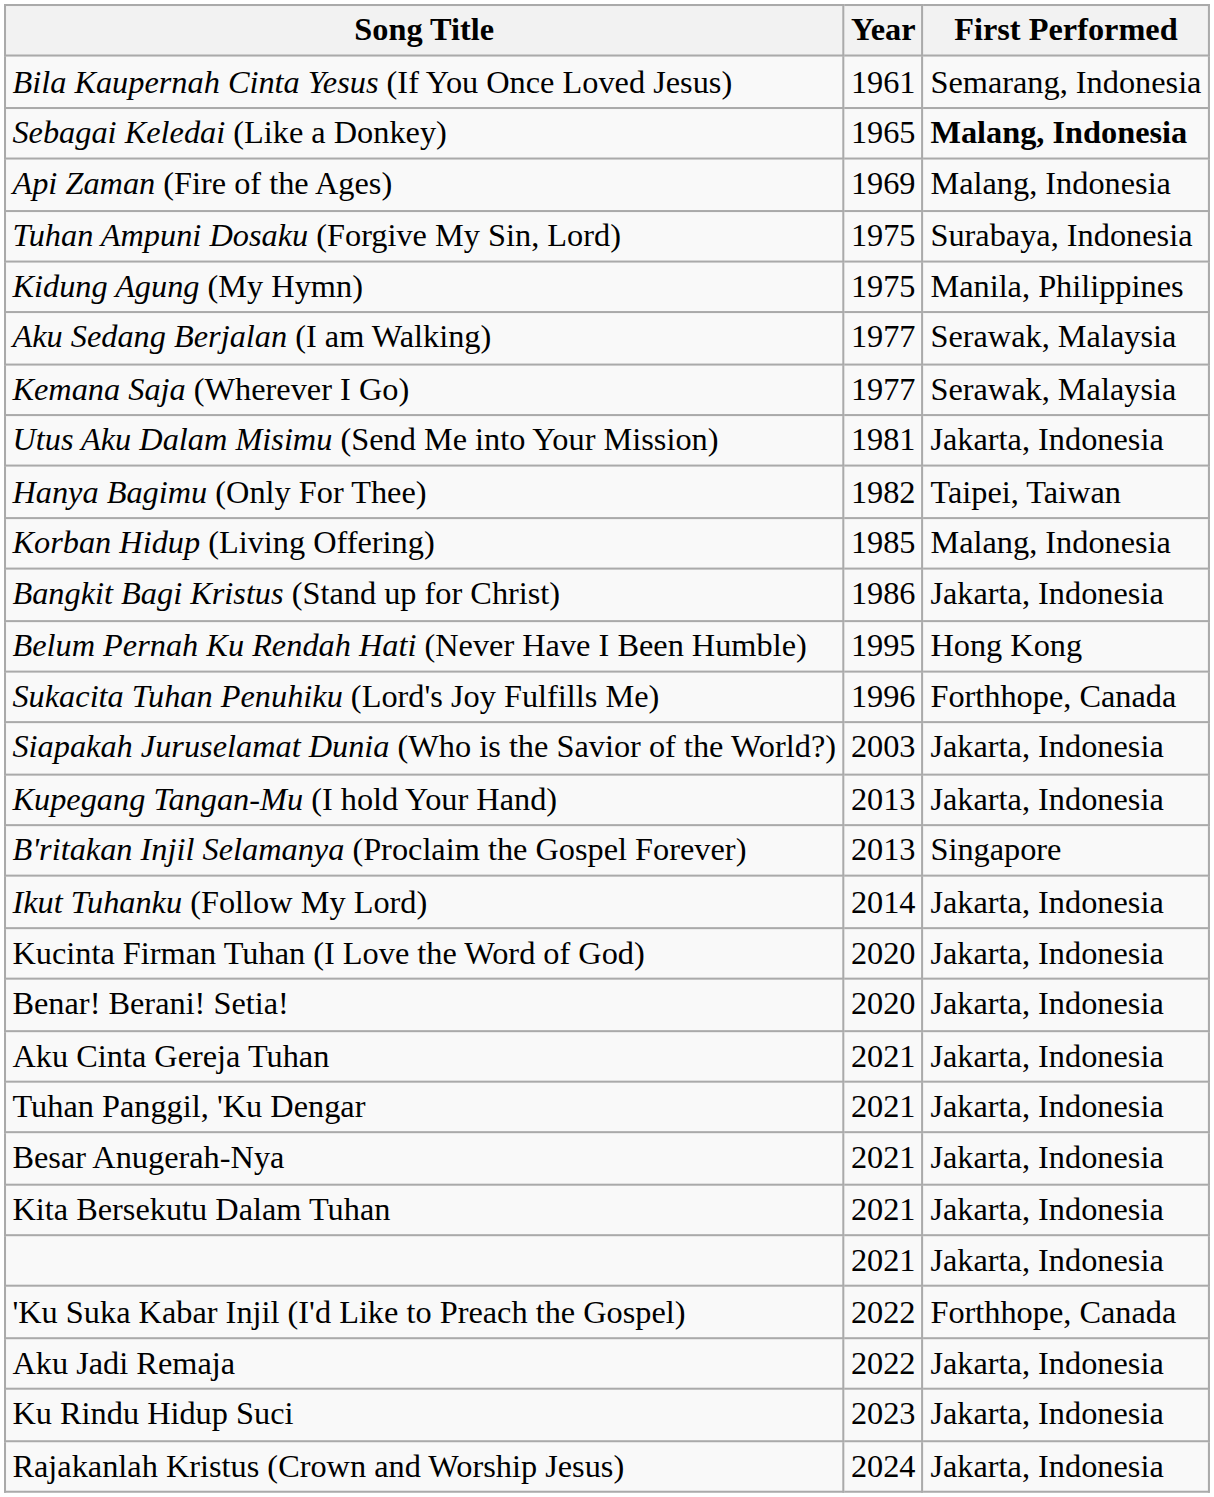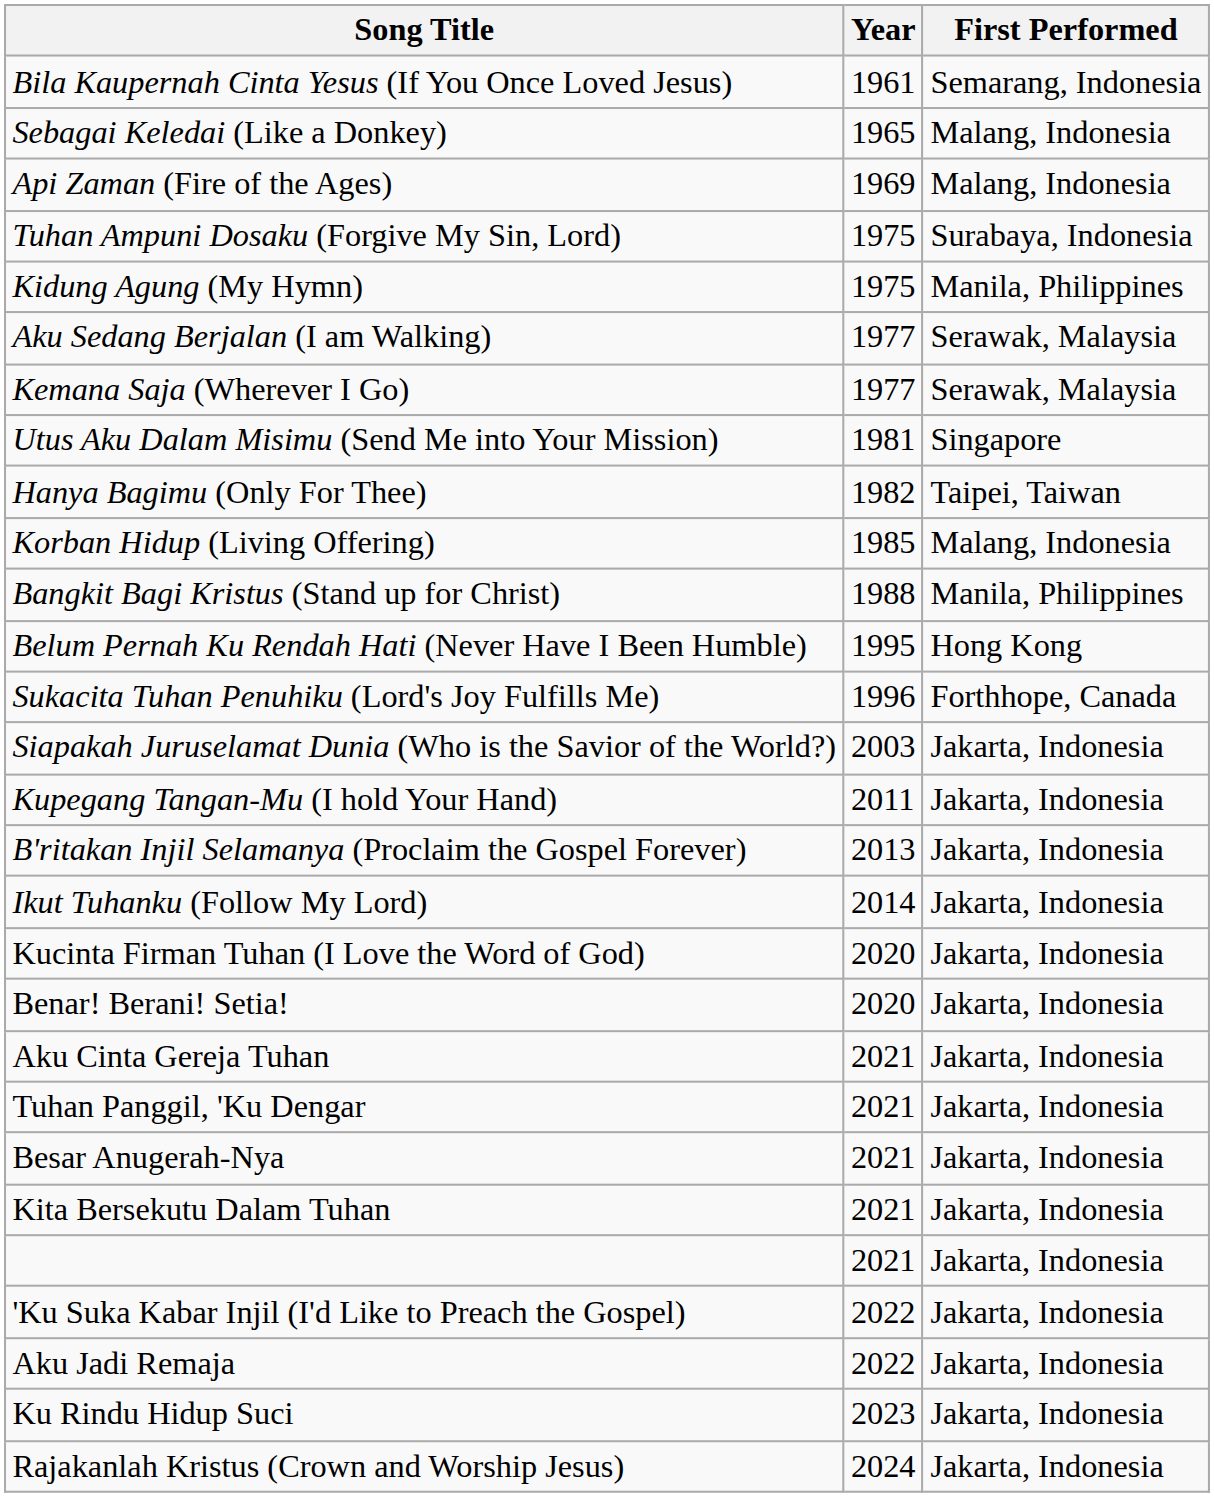(1059, 132) bold -> (1051, 132) normal
(1047, 440) Jakarta, Indonesia -> (996, 440) Singapore
(883, 593) 1986 -> (883, 593) 1988
(1047, 593) Jakarta, Indonesia -> (1057, 593) Manila, Philippines
(883, 798) 2013 -> (883, 798) 2011
(996, 850) Singapore -> (1047, 850) Jakarta, Indonesia
(1053, 1311) Forthhope, Canada -> (1047, 1311) Jakarta, Indonesia
